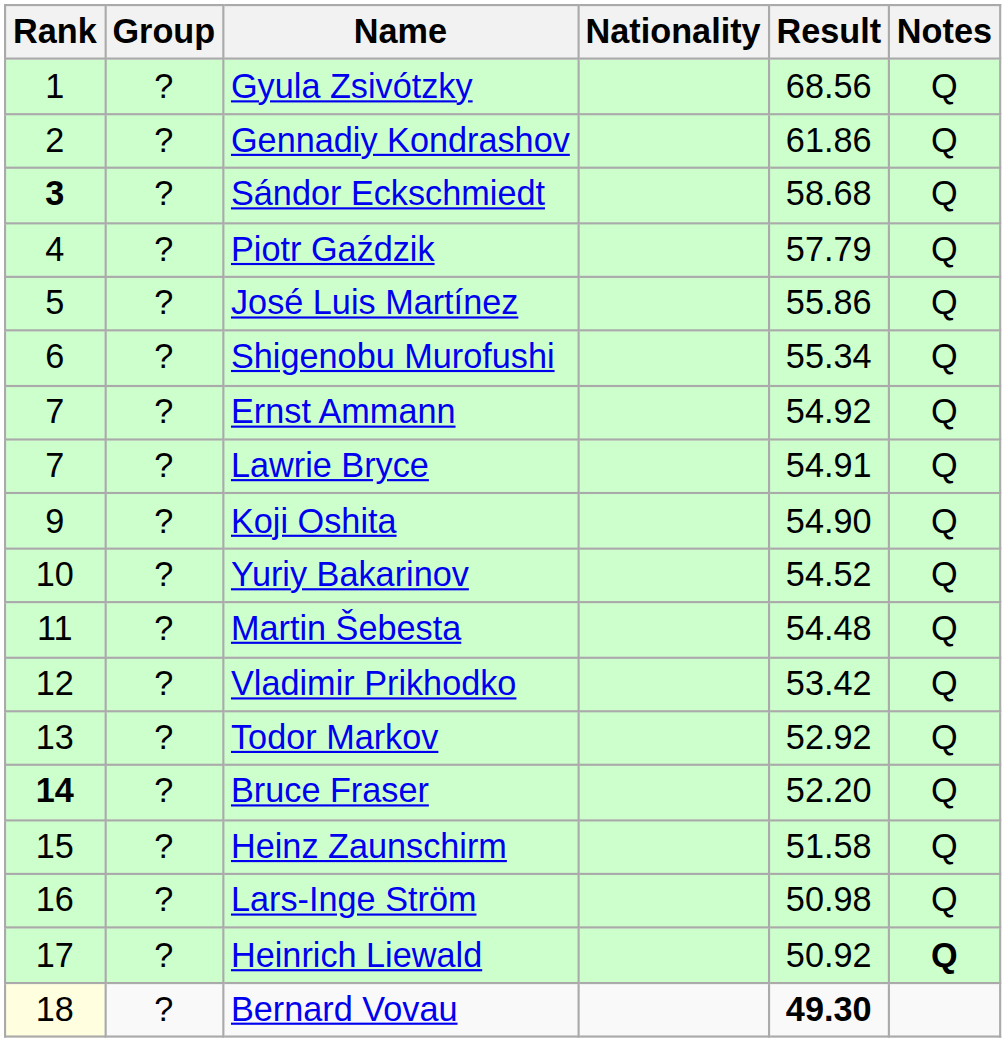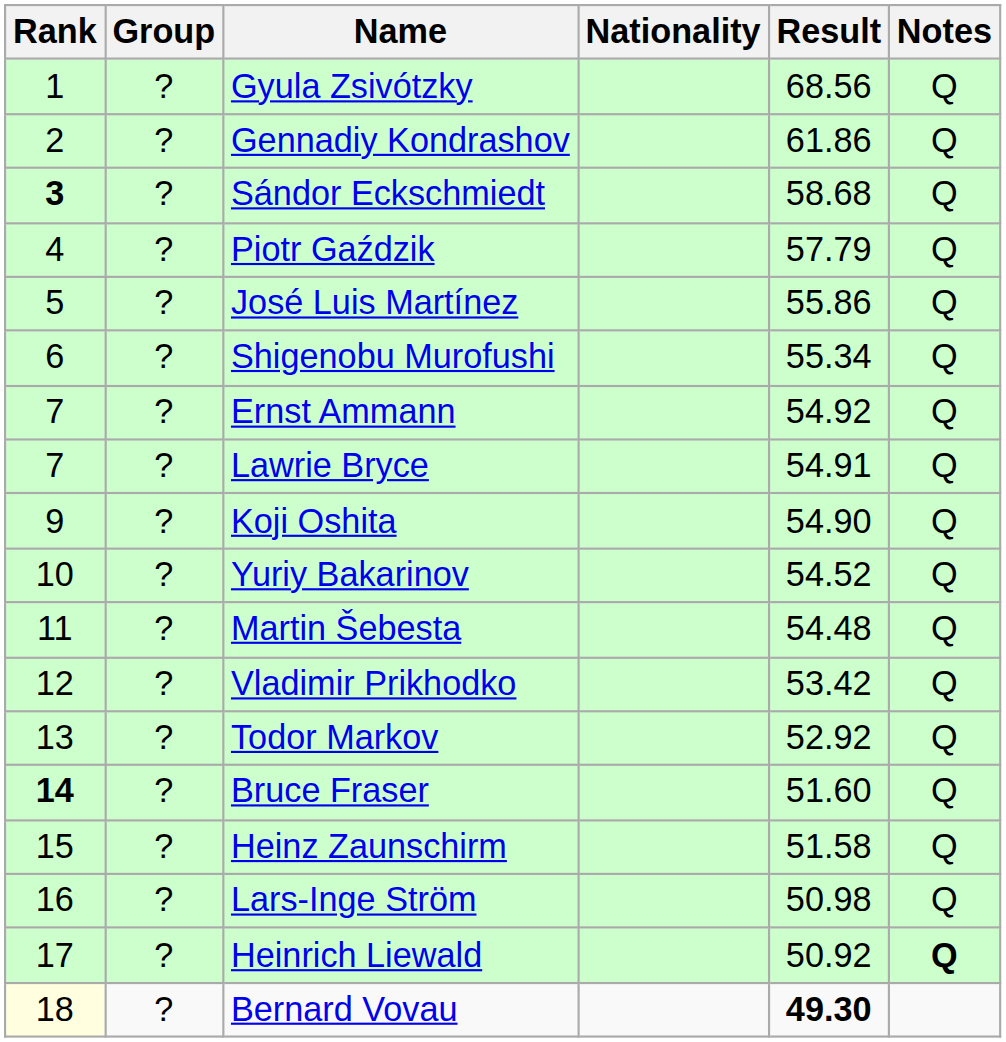(829, 791) 52.20 -> (829, 791) 51.60
